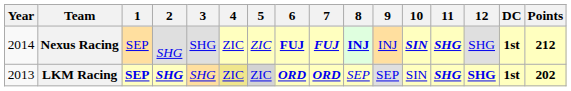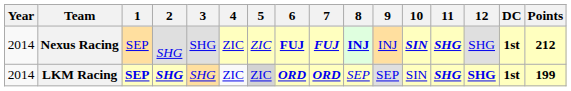(21, 74) 2013 -> (21, 74) 2014
(233, 74) khaki background -> (233, 74) no background
(545, 74) 202 -> (545, 74) 199
